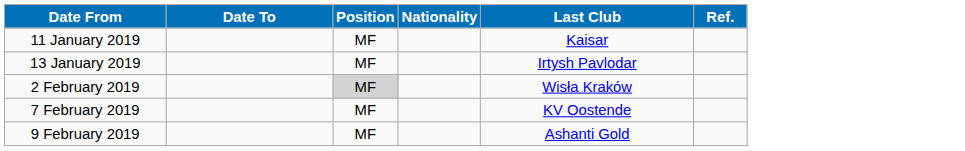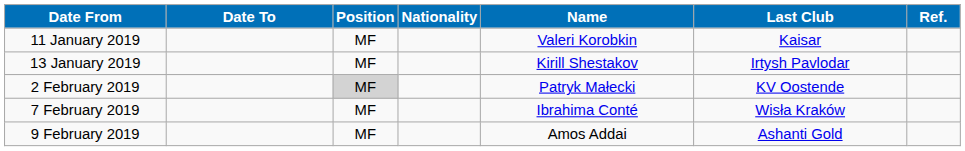+ column: (587, 17)
(587, 87) Wisła Kraków -> (800, 87) KV Oostende
(587, 110) KV Oostende -> (800, 110) Wisła Kraków
